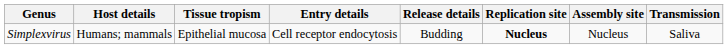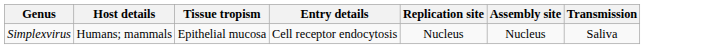- column: (441, 14)
(526, 33) bold -> (443, 33) normal
